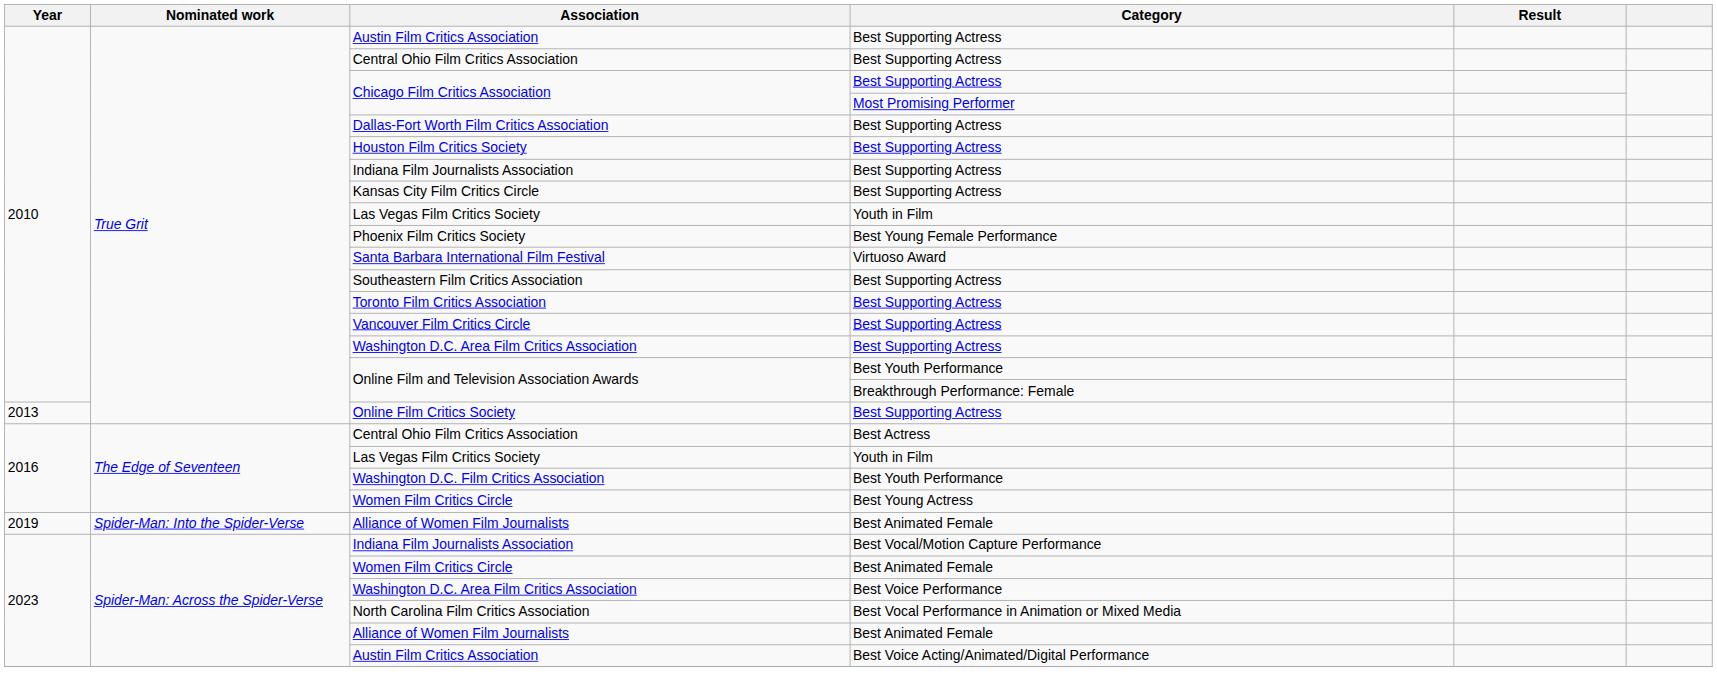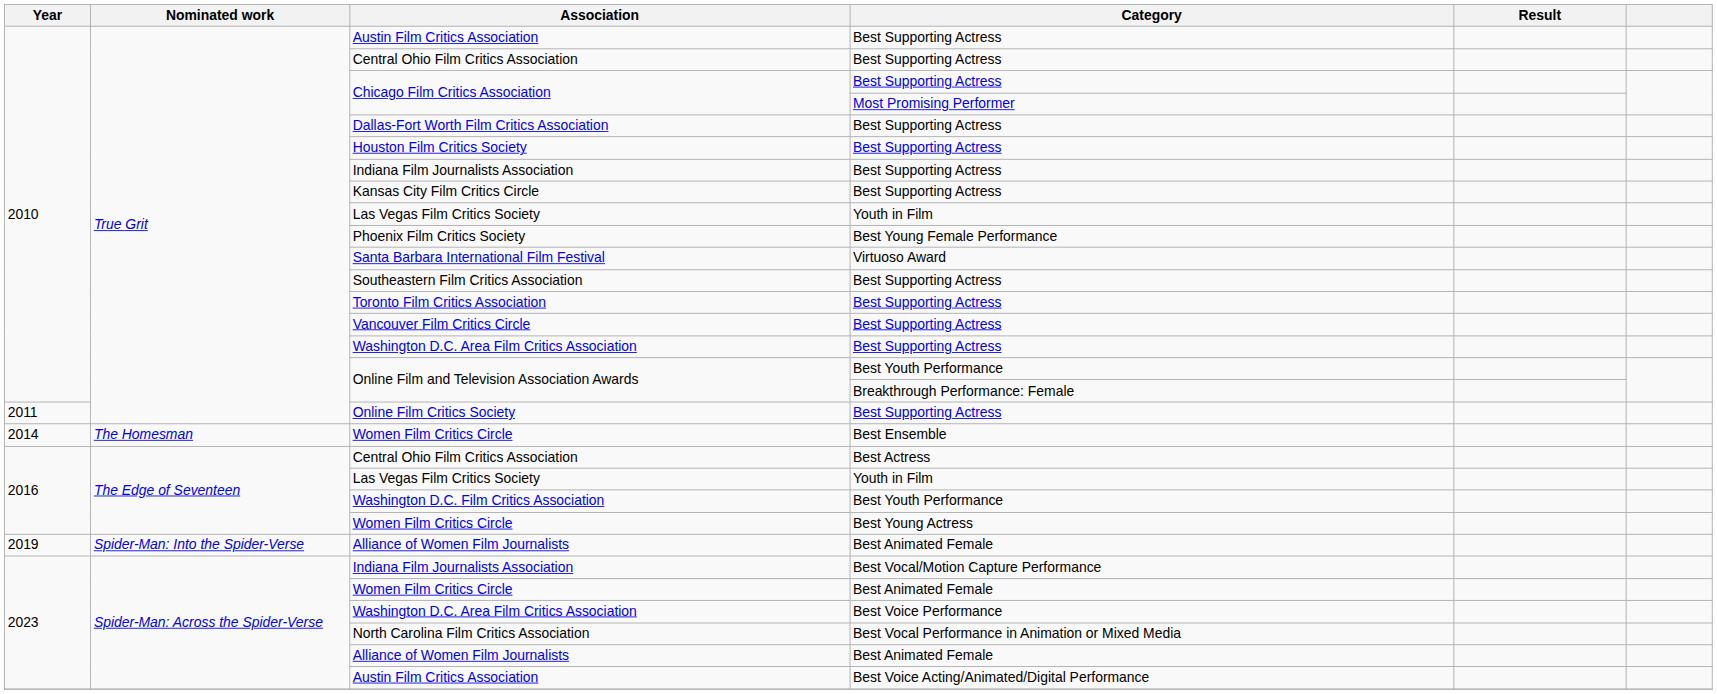(23, 412) 2013 -> (23, 412) 2011
+ row: (433, 434)
